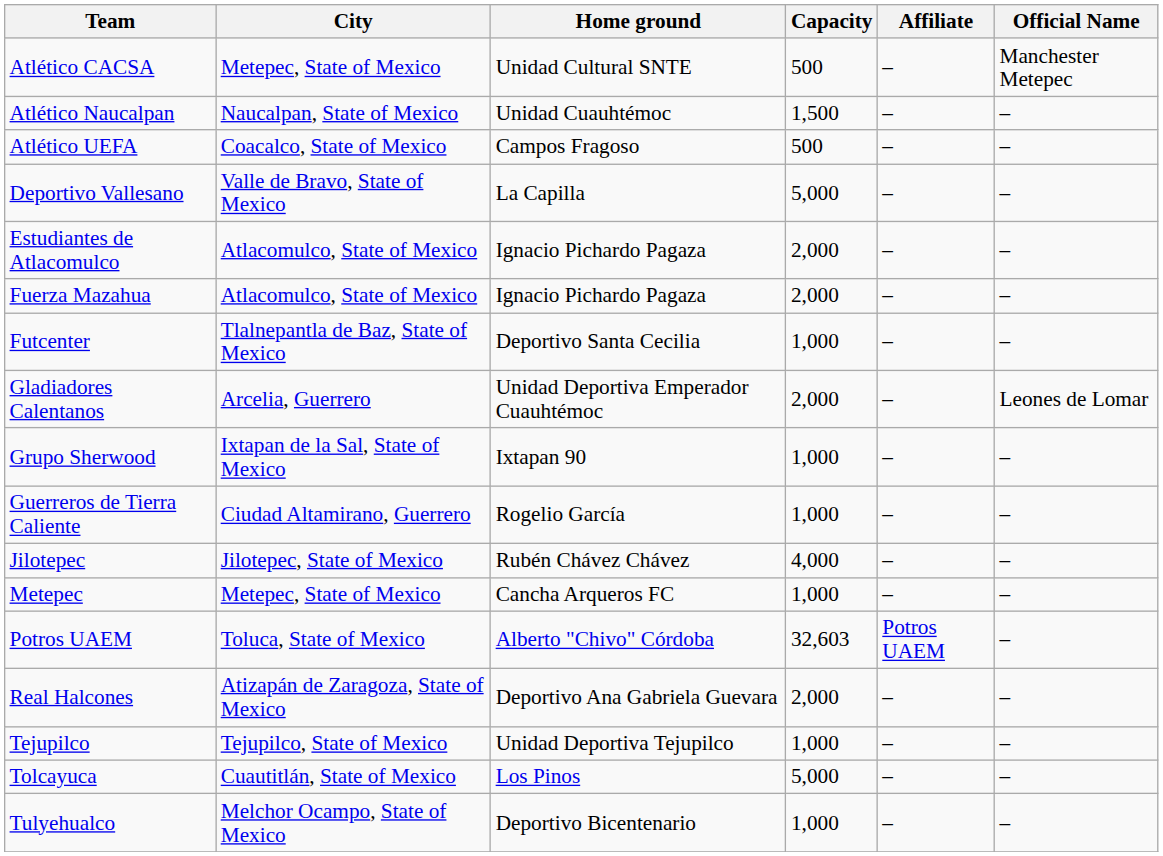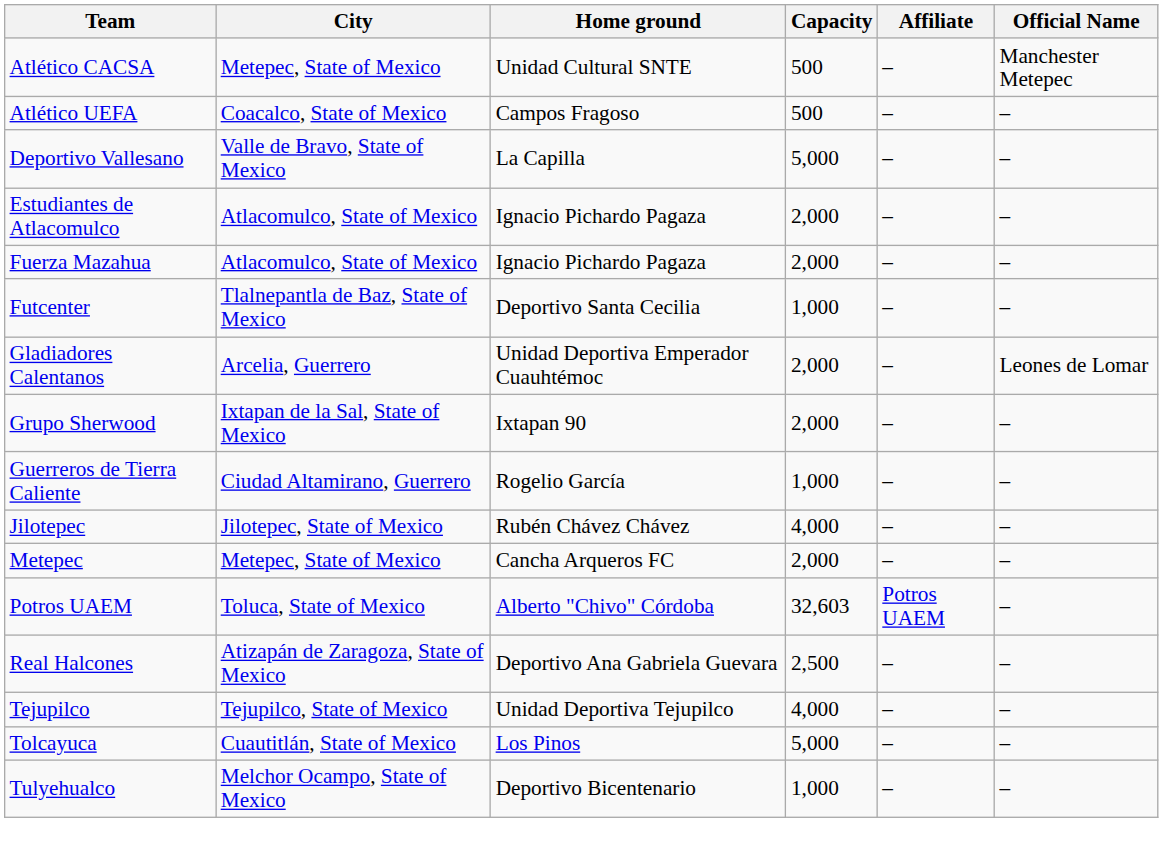- row: (92, 112)
(815, 456) 1,000 -> (815, 423) 2,000
(815, 593) 1,000 -> (815, 560) 2,000
(815, 697) 2,000 -> (815, 663) 2,500
(815, 743) 1,000 -> (815, 709) 4,000
